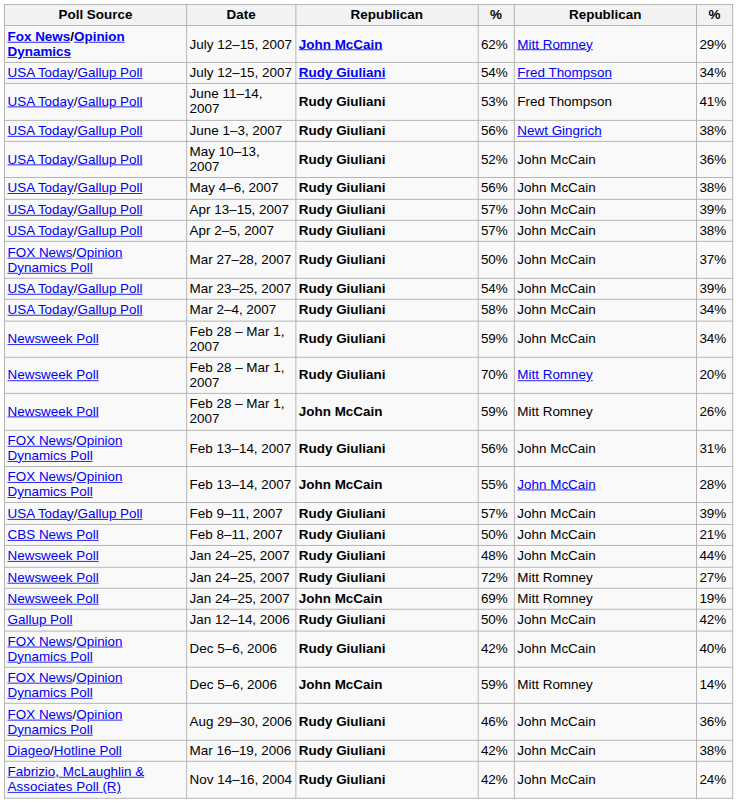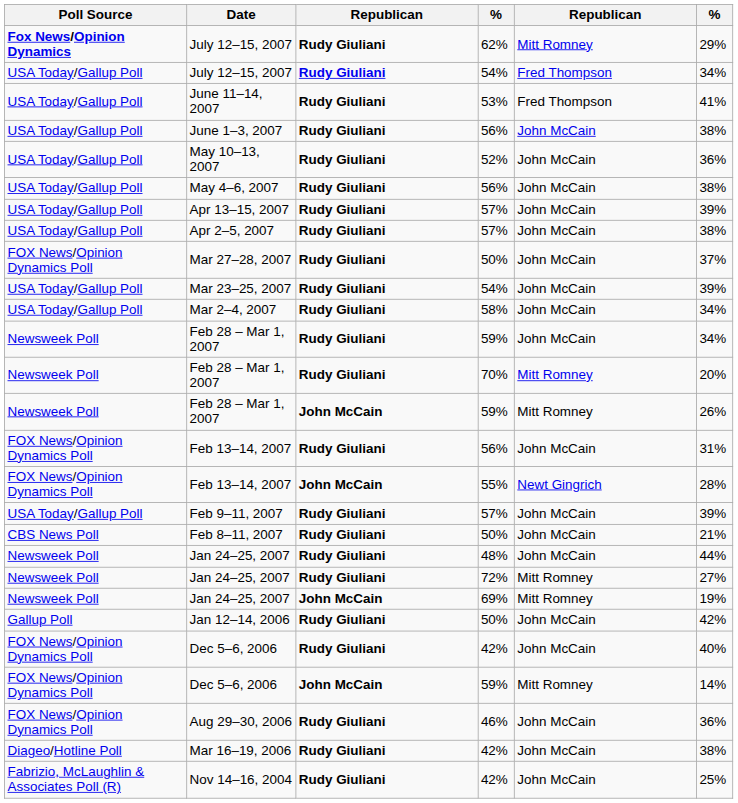(341, 44) John McCain -> (342, 44) Rudy Giuliani
(560, 130) Newt Gingrich -> (557, 130) John McCain
(557, 484) John McCain -> (560, 484) Newt Gingrich
(713, 779) 24% -> (713, 779) 25%
